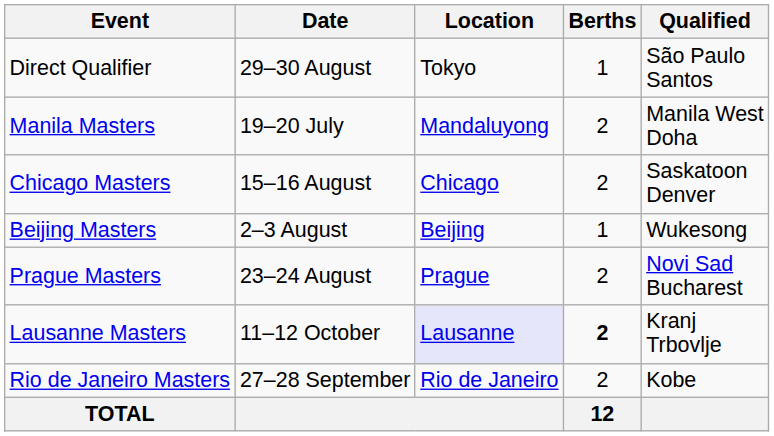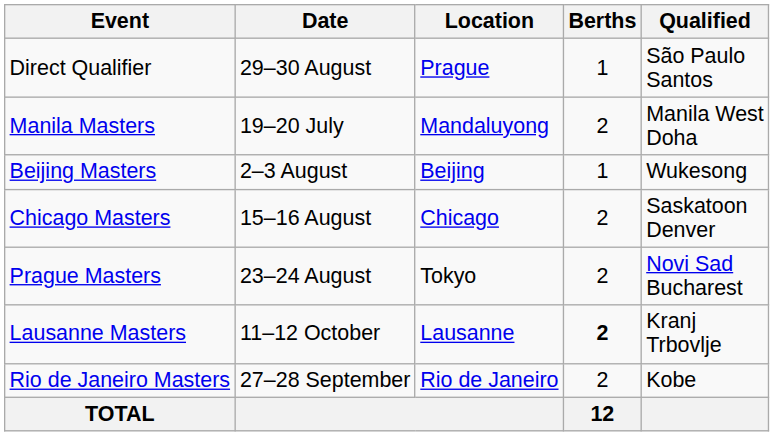(448, 67) Tokyo -> (455, 67) Prague
rows swapped: (83, 229) <-> (90, 183)
(455, 275) Prague -> (448, 275) Tokyo
(467, 334) lavender background -> (467, 334) no background
